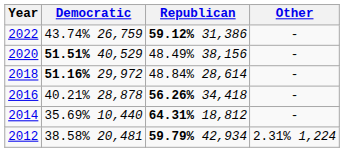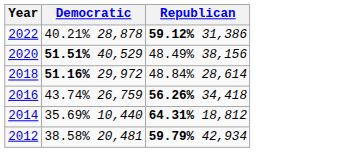- column: (295, 15)
(94, 35) 43.74% 26,759 -> (94, 35) 40.21% 28,878
(94, 96) 40.21% 28,878 -> (94, 96) 43.74% 26,759
